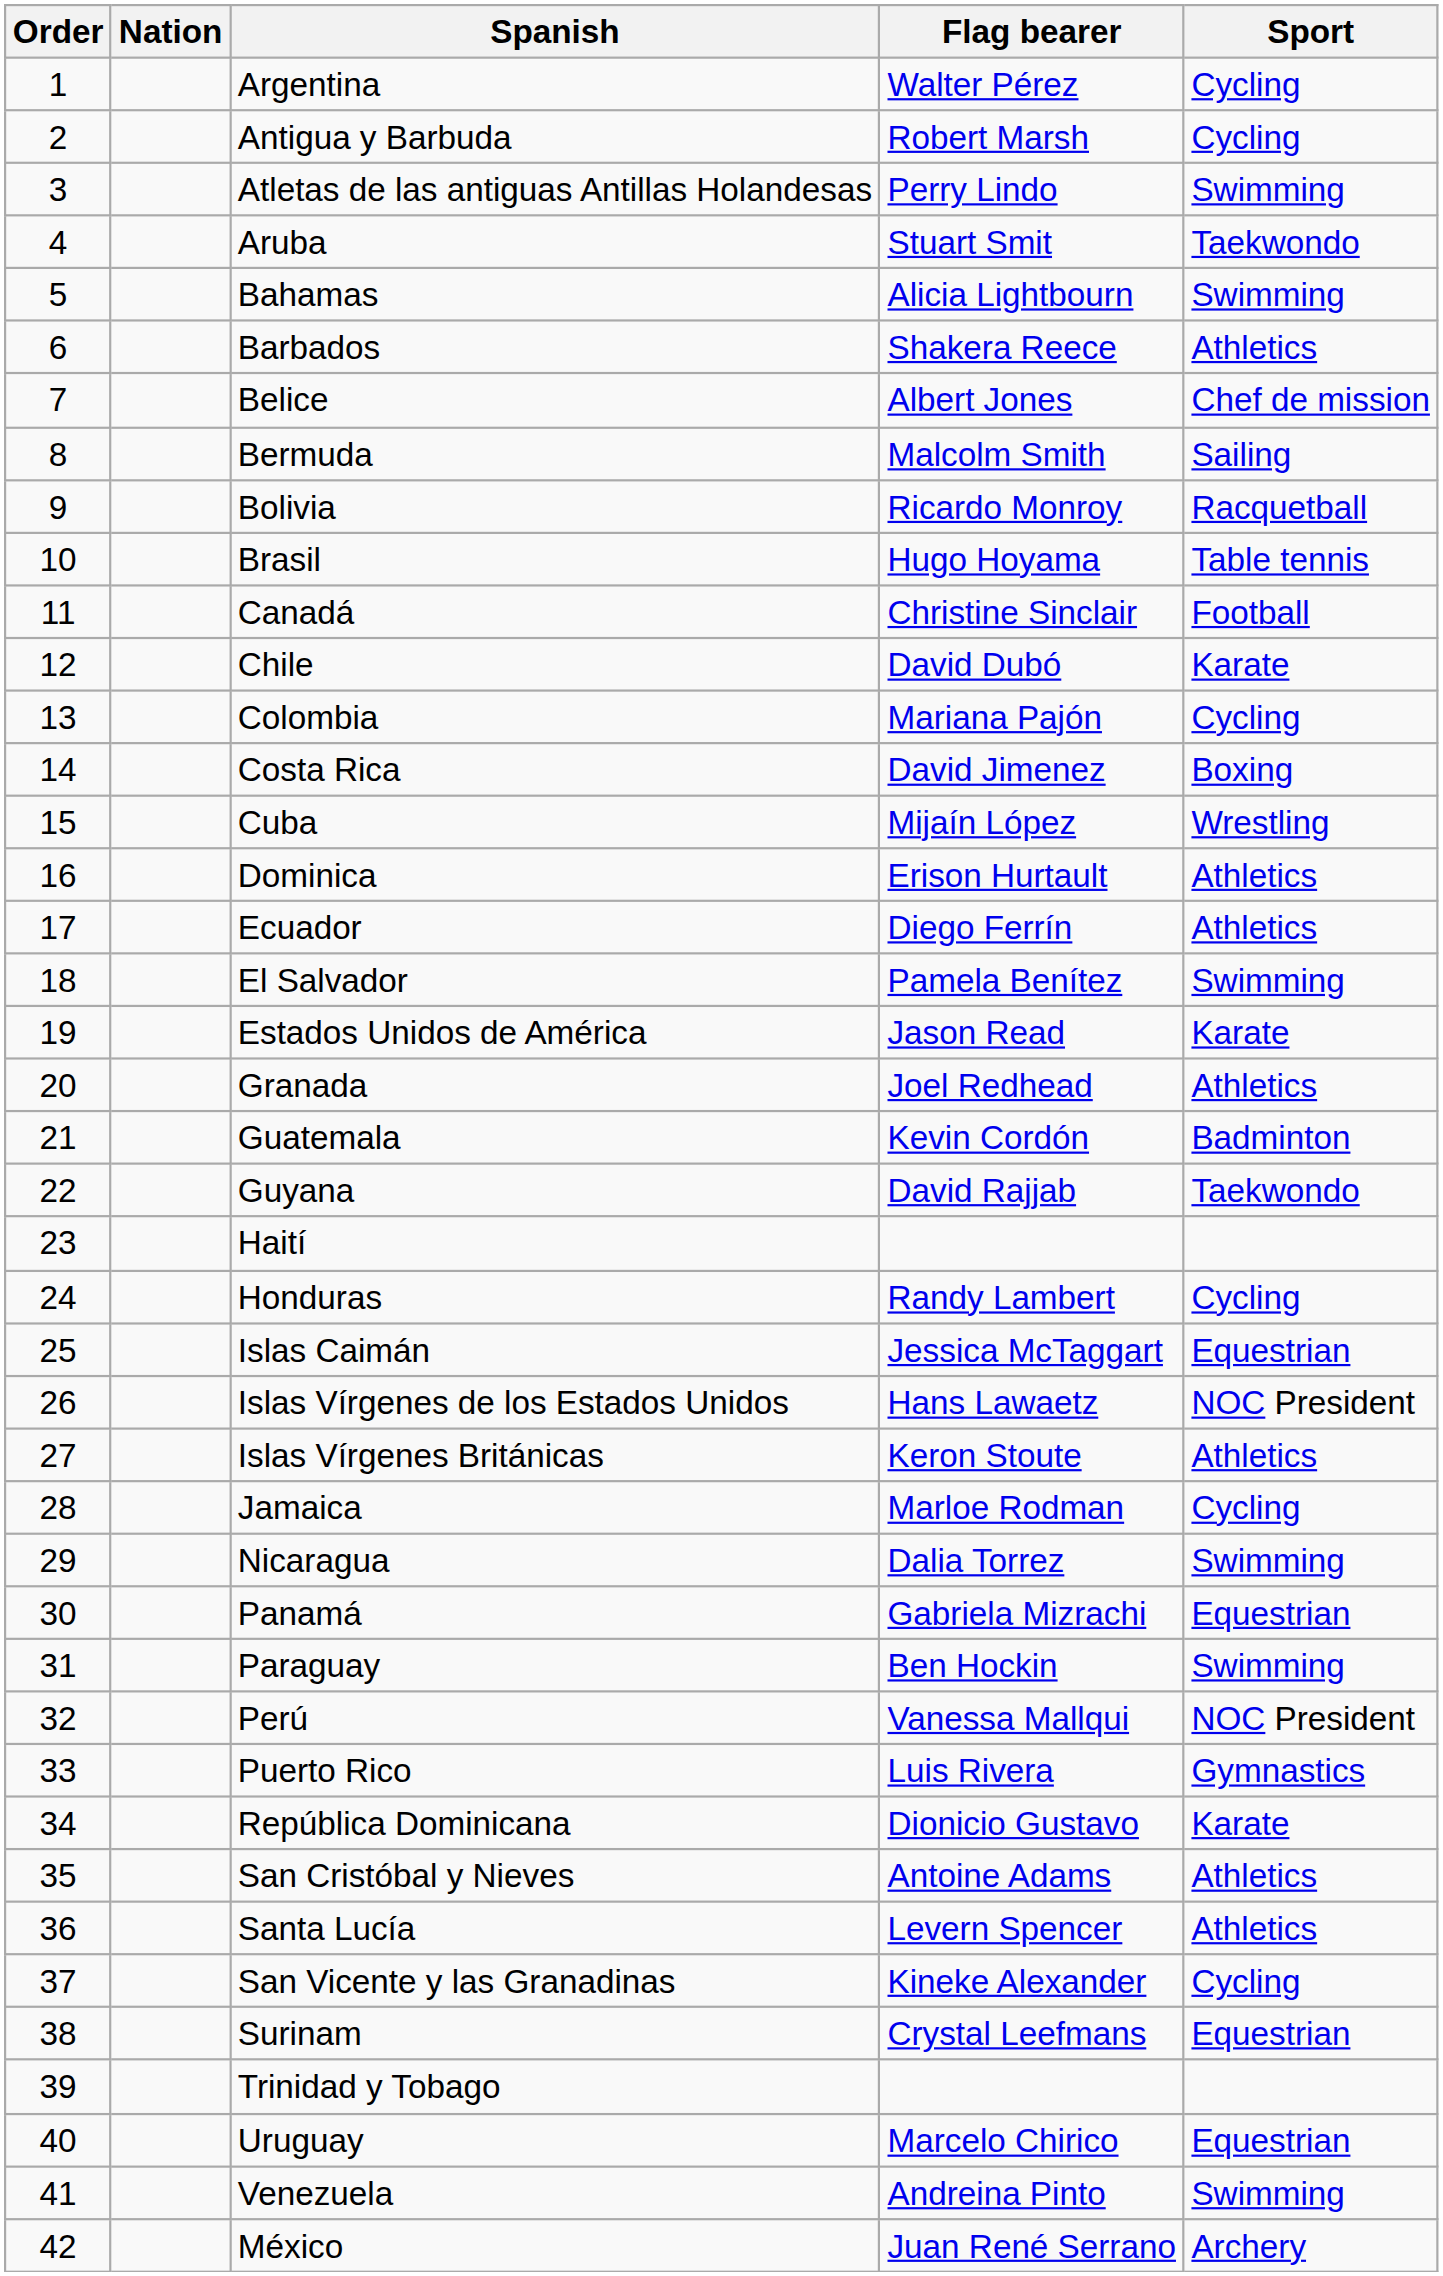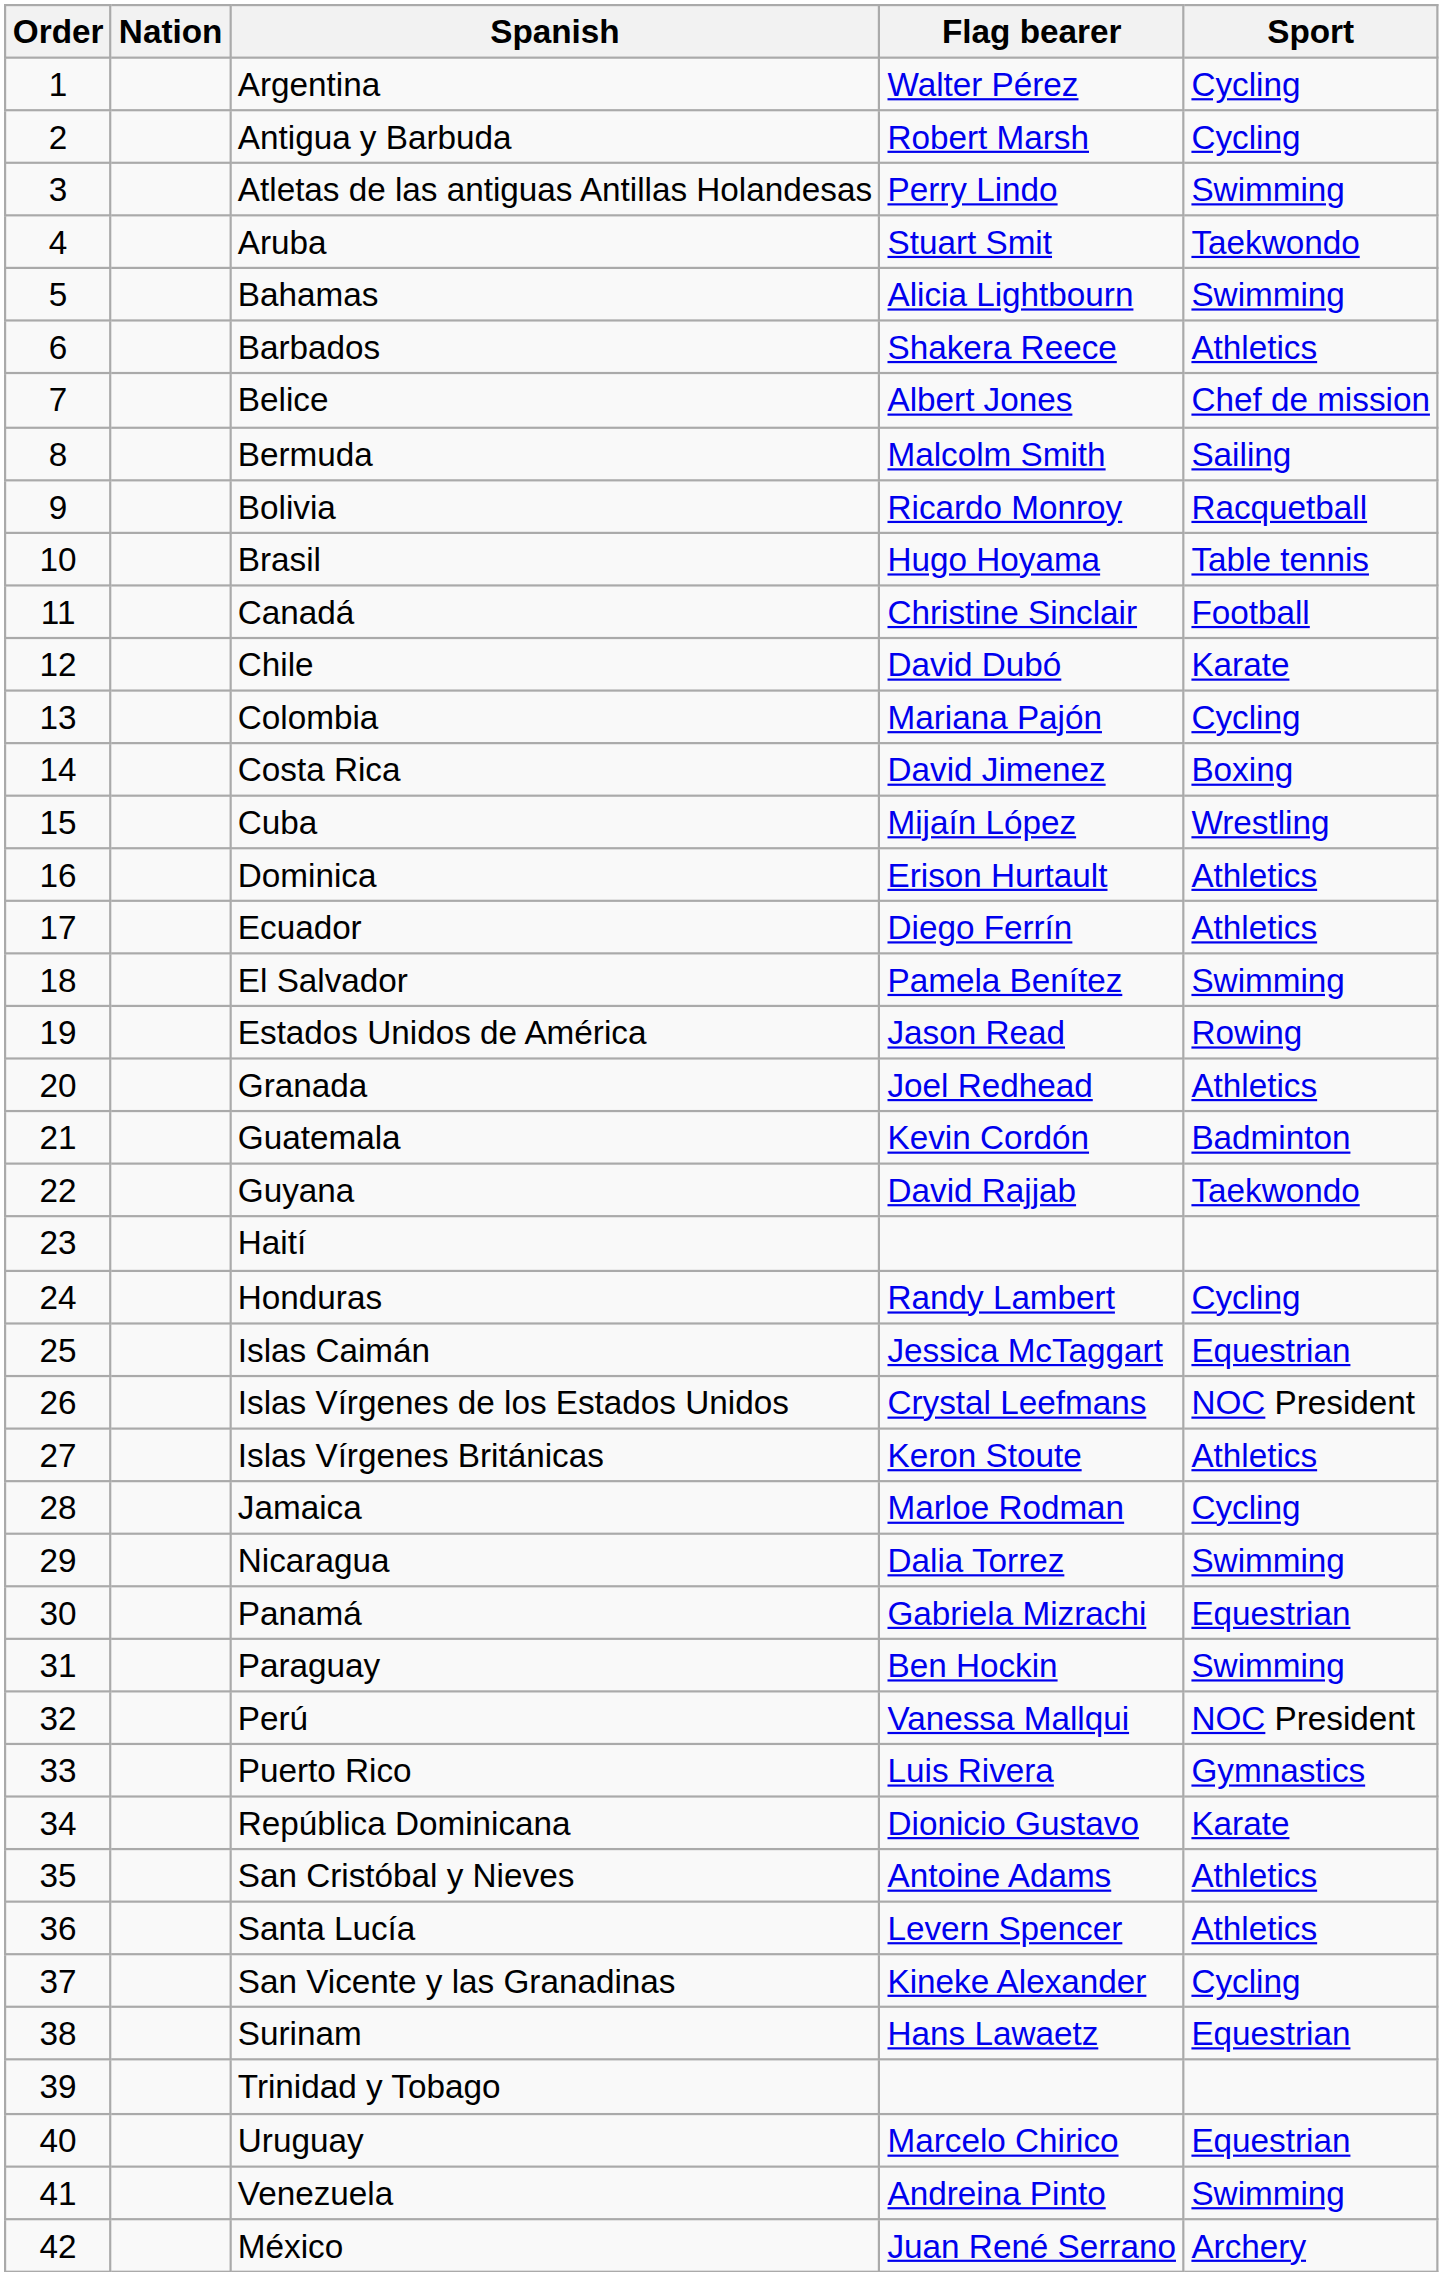(1240, 1033) Karate -> (1247, 1033) Rowing
(993, 1402) Hans Lawaetz -> (1017, 1402) Crystal Leefmans
(1017, 2034) Crystal Leefmans -> (993, 2034) Hans Lawaetz
